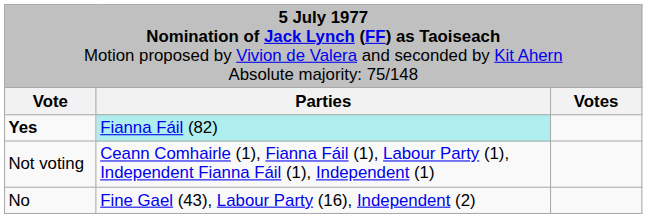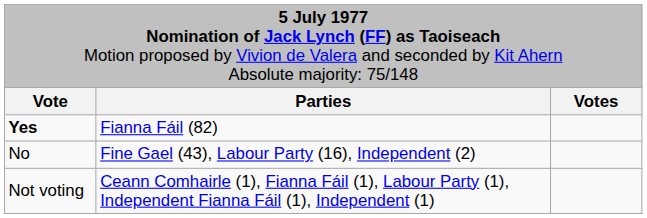(159, 127) paleturquoise background -> (159, 127) no background
rows swapped: (19, 199) <-> (46, 163)
